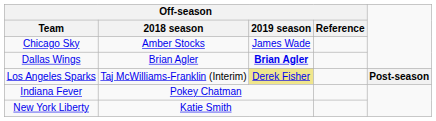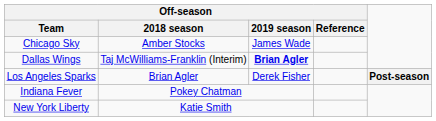(173, 60) Brian Agler -> (173, 60) Taj McWilliams-Franklin (Interim)
(173, 76) Taj McWilliams-Franklin (Interim) -> (173, 76) Brian Agler
(281, 76) khaki background -> (281, 76) no background
